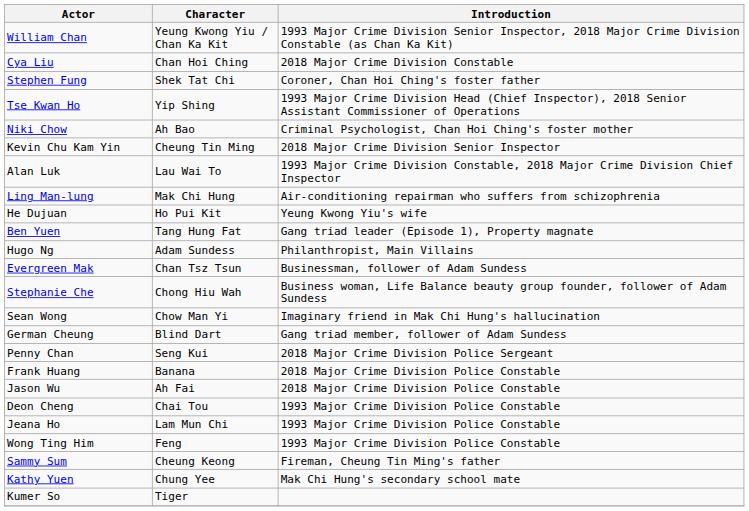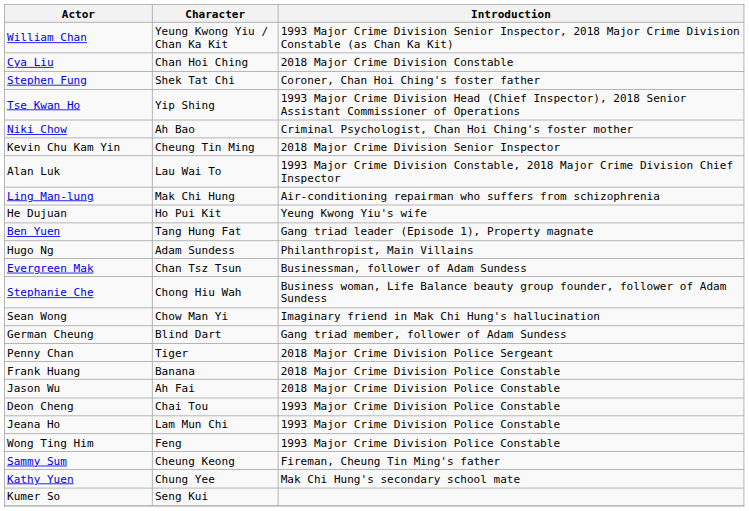(182, 353) Seng Kui -> (172, 353) Tiger
(172, 497) Tiger -> (182, 497) Seng Kui
